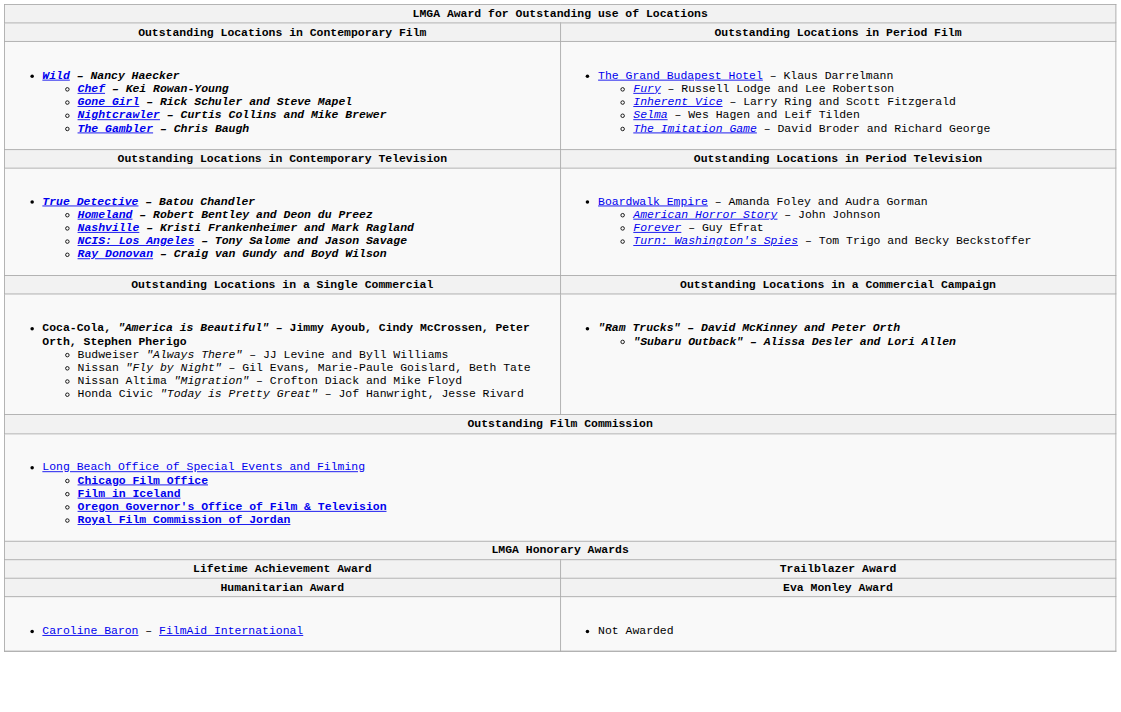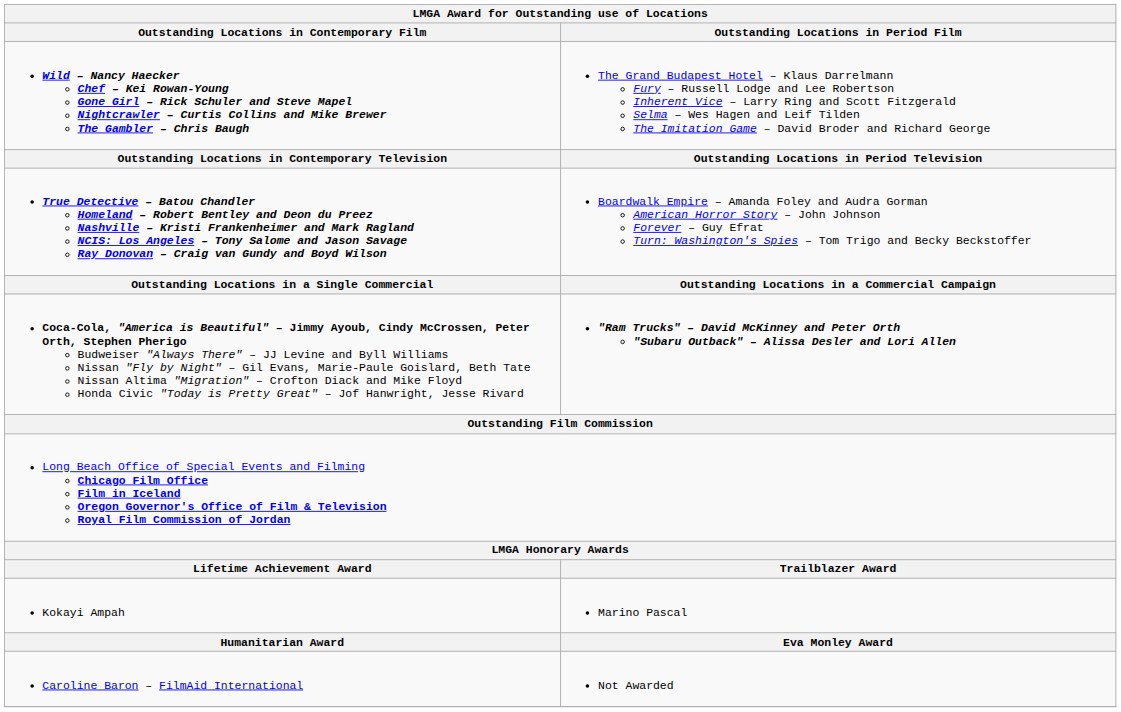+ row: (282, 612)
